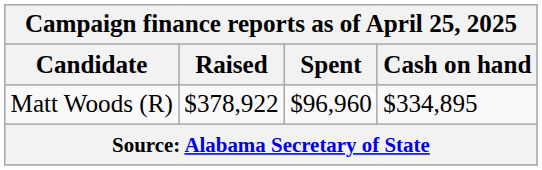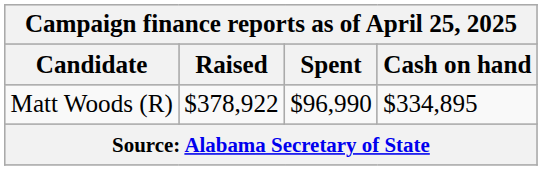(331, 104) $96,960 -> (331, 104) $96,990
